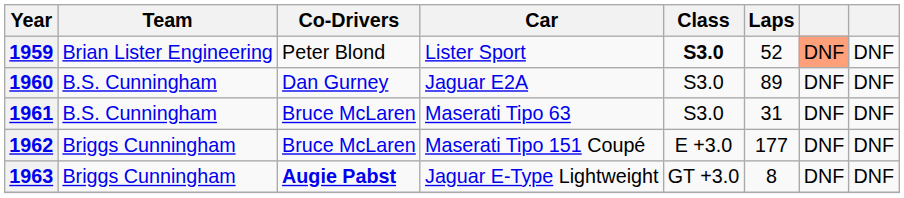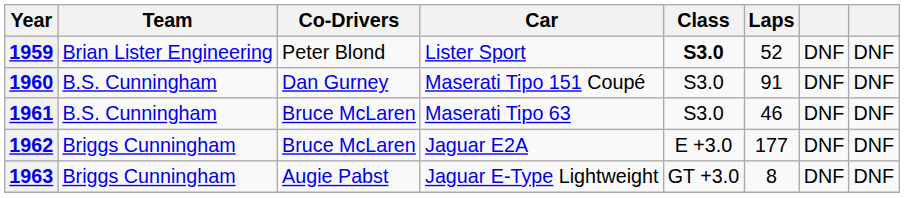(824, 52) lightsalmon background -> (824, 52) no background
(477, 83) Jaguar E2A -> (535, 83) Maserati Tipo 151 Coupé
(771, 83) 89 -> (771, 83) 91
(771, 114) 31 -> (771, 114) 46
(535, 145) Maserati Tipo 151 Coupé -> (477, 145) Jaguar E2A
(339, 176) bold -> (335, 176) normal
